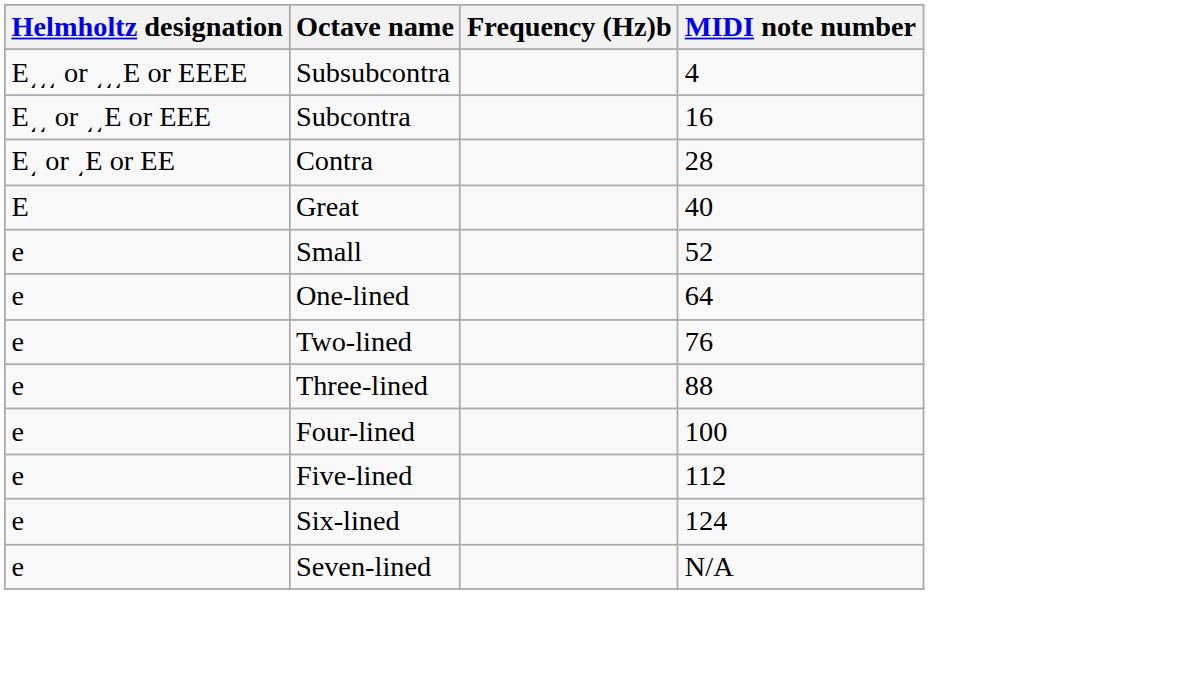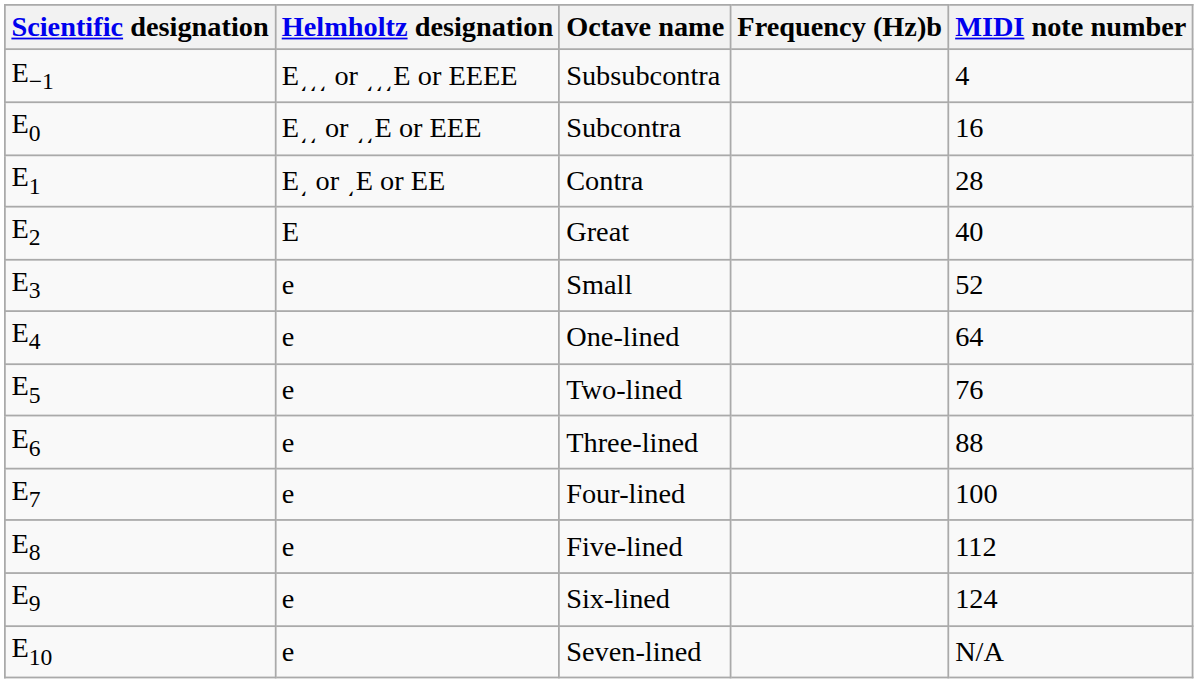+ column: (140, 26)
